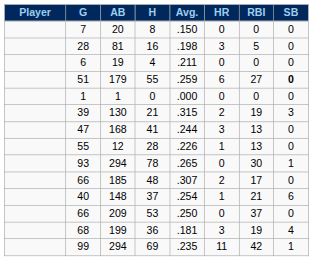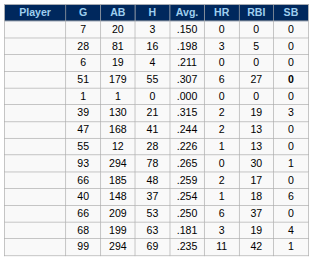(152, 29) 8 -> (152, 29) 3
(187, 79) .259 -> (187, 79) .307
(222, 130) 3 -> (222, 130) 2
(187, 180) .307 -> (187, 180) .259
(256, 197) 21 -> (256, 197) 18
(222, 213) 0 -> (222, 213) 6
(152, 230) 36 -> (152, 230) 63
